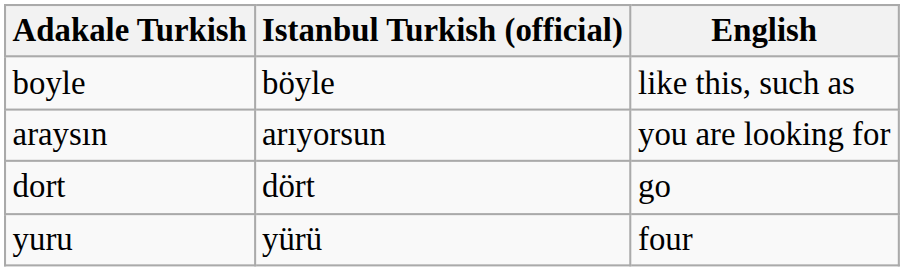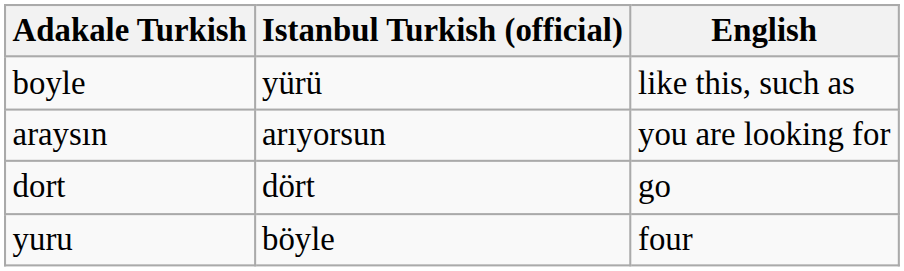(298, 82) böyle -> (292, 82) yürü
(292, 238) yürü -> (298, 238) böyle
